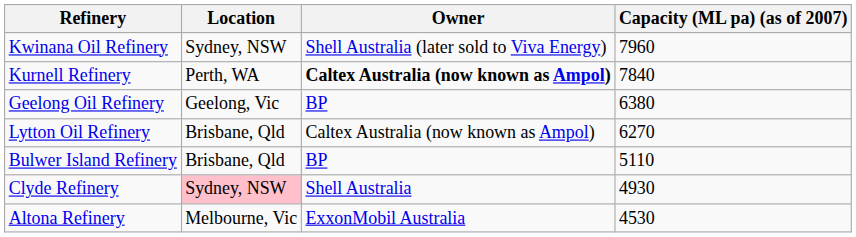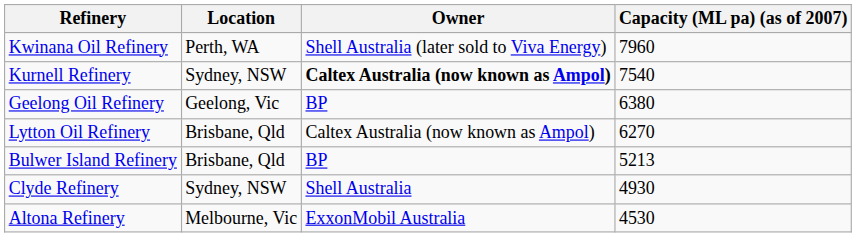(236, 47) Sydney, NSW -> (222, 47) Perth, WA
(222, 75) Perth, WA -> (236, 75) Sydney, NSW
(637, 75) 7840 -> (637, 75) 7540
(637, 160) 5110 -> (637, 160) 5213
(236, 189) pink background -> (236, 189) no background
